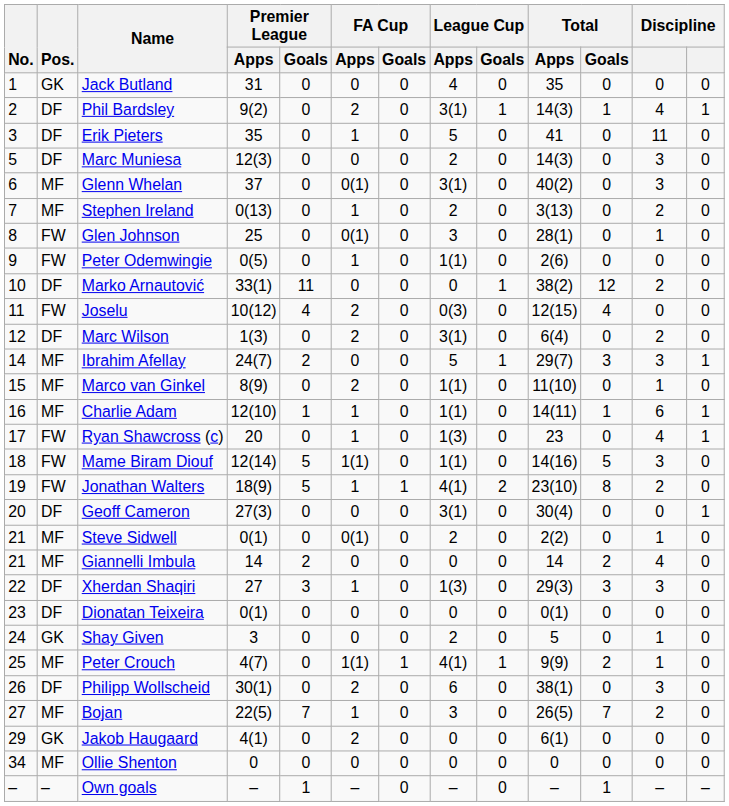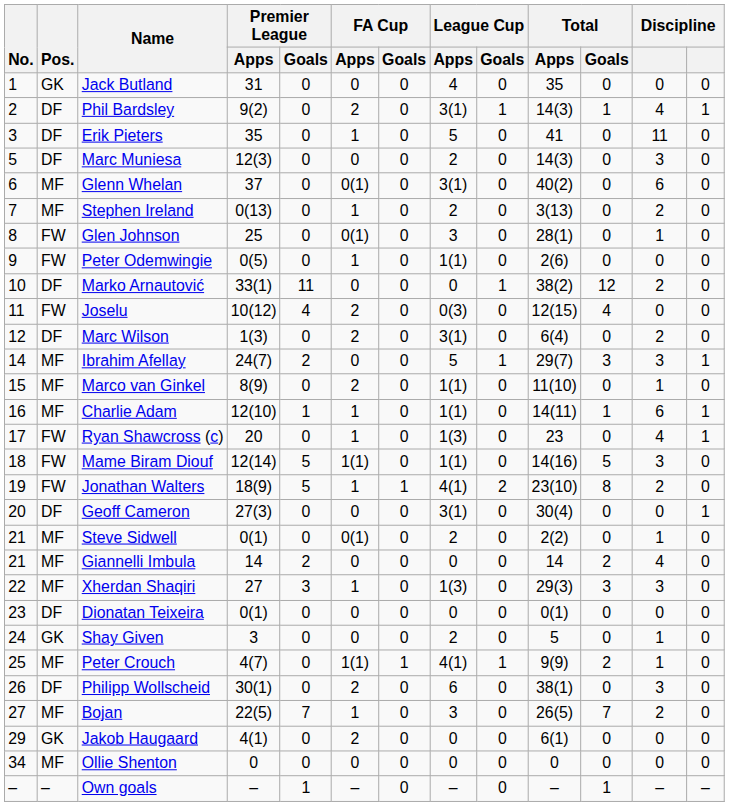(660, 185) 3 -> (660, 185) 6
(52, 587) DF -> (52, 587) MF
